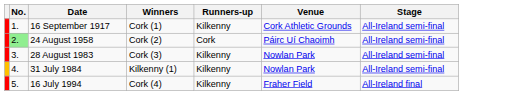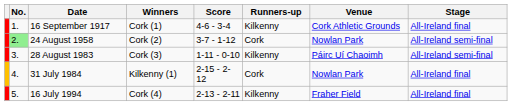+ column: (218, 12)
(403, 26) All-Ireland semi-final -> (441, 26) All-Ireland final
(299, 41) Páirc Uí Chaoimh -> (337, 41) Nowlan Park
(289, 55) Nowlan Park -> (347, 55) Páirc Uí Chaoimh
(213, 69) Kilkenny -> (254, 74) Cork
(403, 69) All-Ireland semi-final -> (441, 74) All-Ireland final
